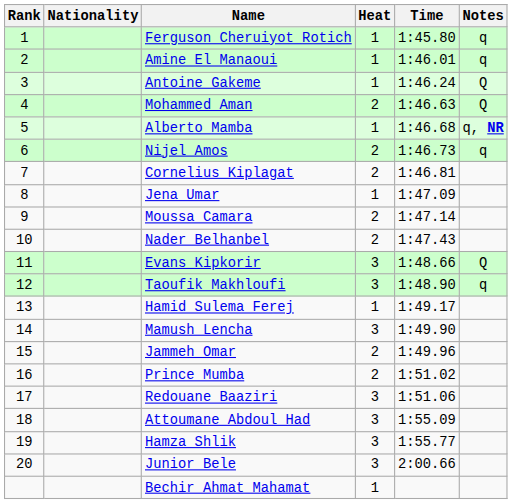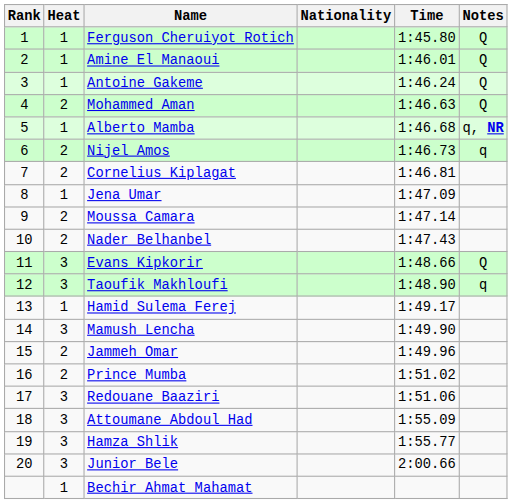columns swapped: (375, 16) <-> (93, 16)
(483, 38) q -> (483, 38) Q
(483, 61) q -> (483, 61) Q
